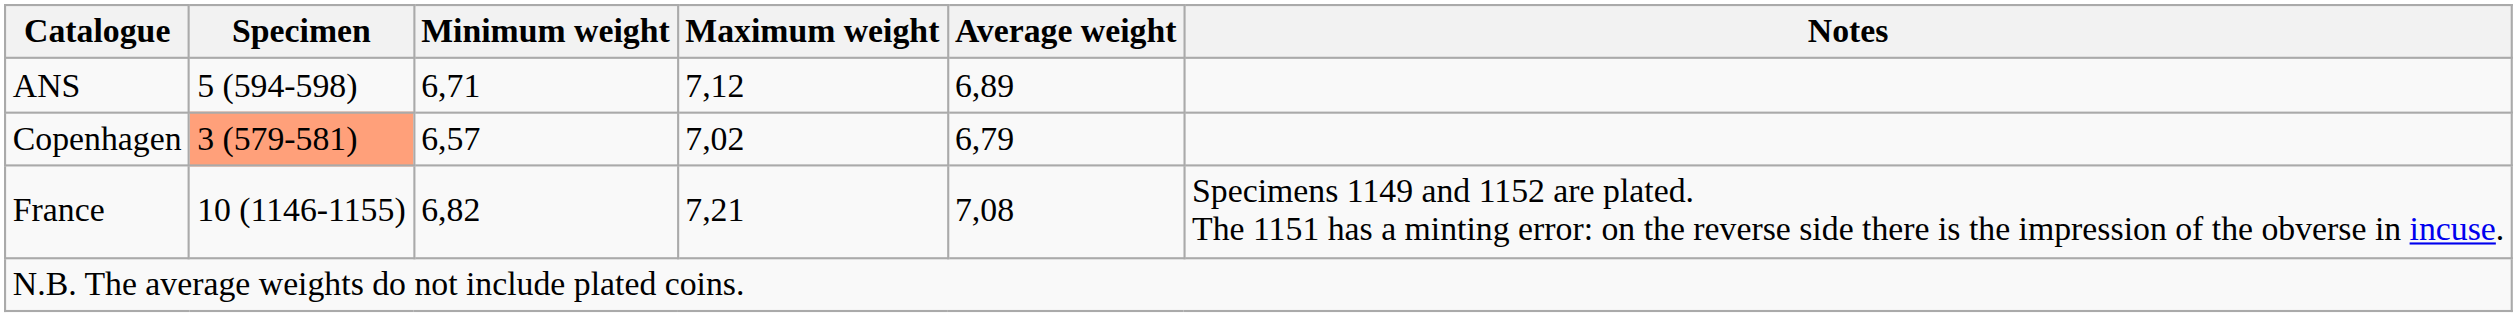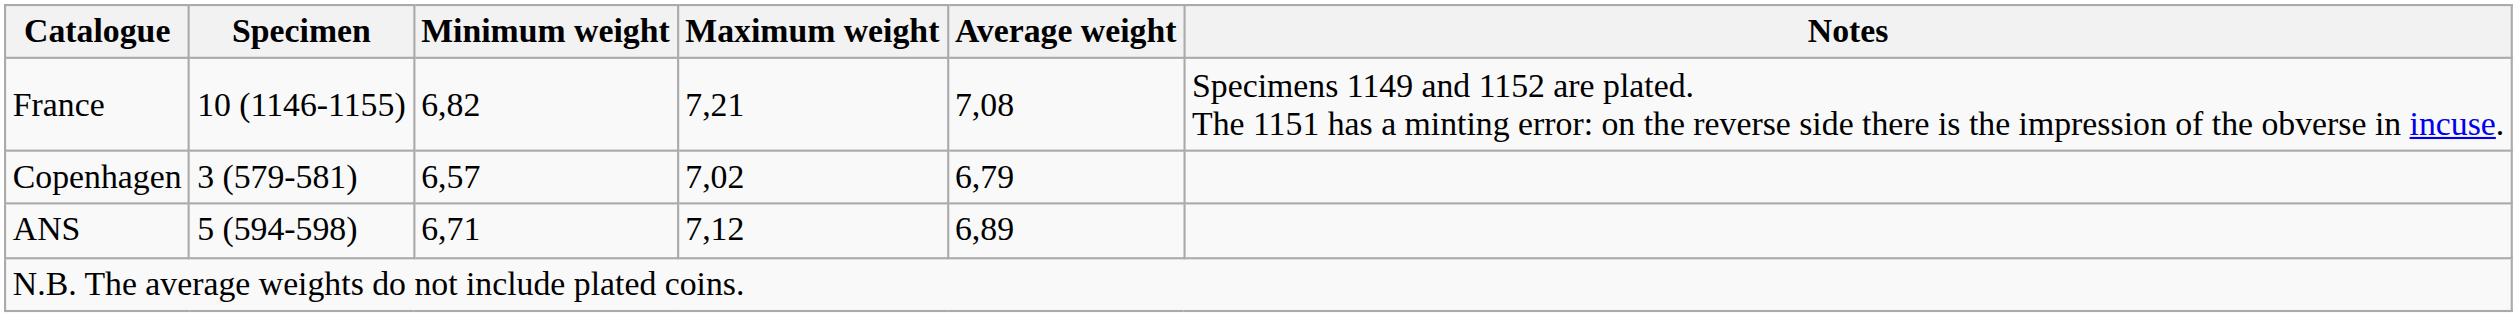rows swapped: (47, 84) <-> (59, 210)
(277, 138) lightsalmon background -> (277, 176) no background
